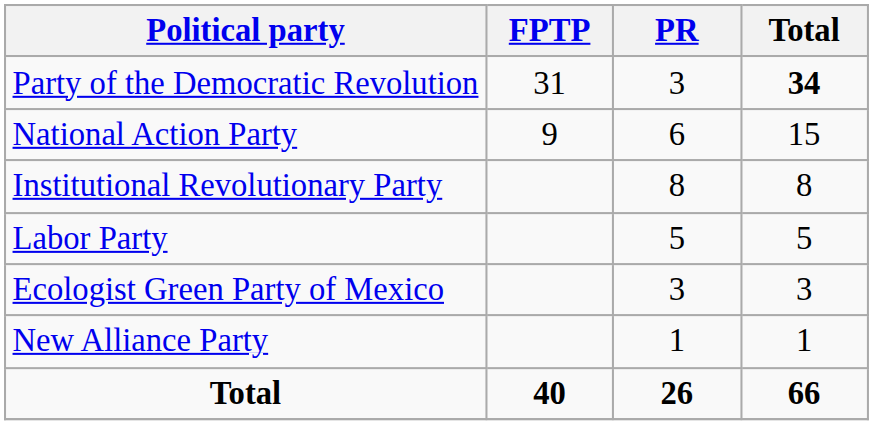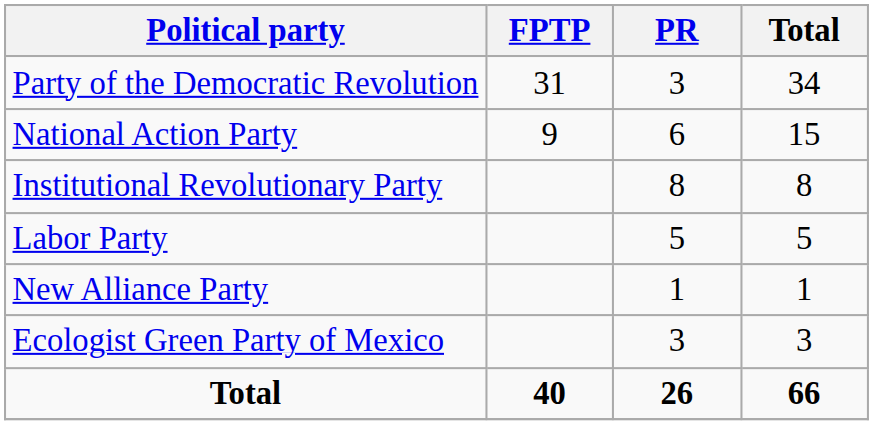(804, 82) bold -> (804, 82) normal
rows swapped: (228, 289) <-> (140, 340)
